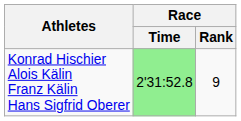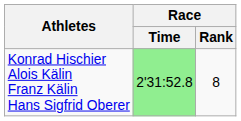(216, 83) 9 -> (216, 83) 8
